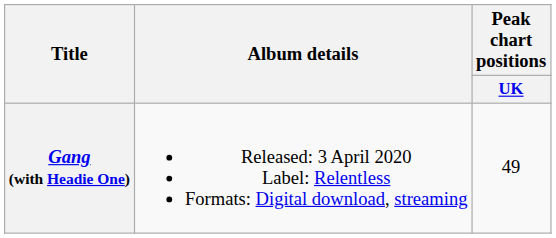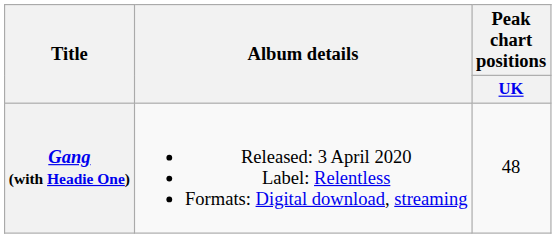(511, 167) 49 -> (511, 167) 48
